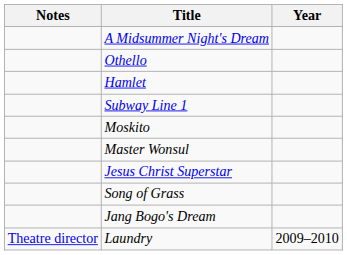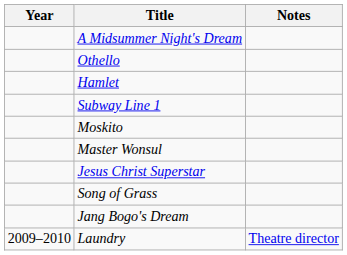columns swapped: (307, 15) <-> (53, 15)
